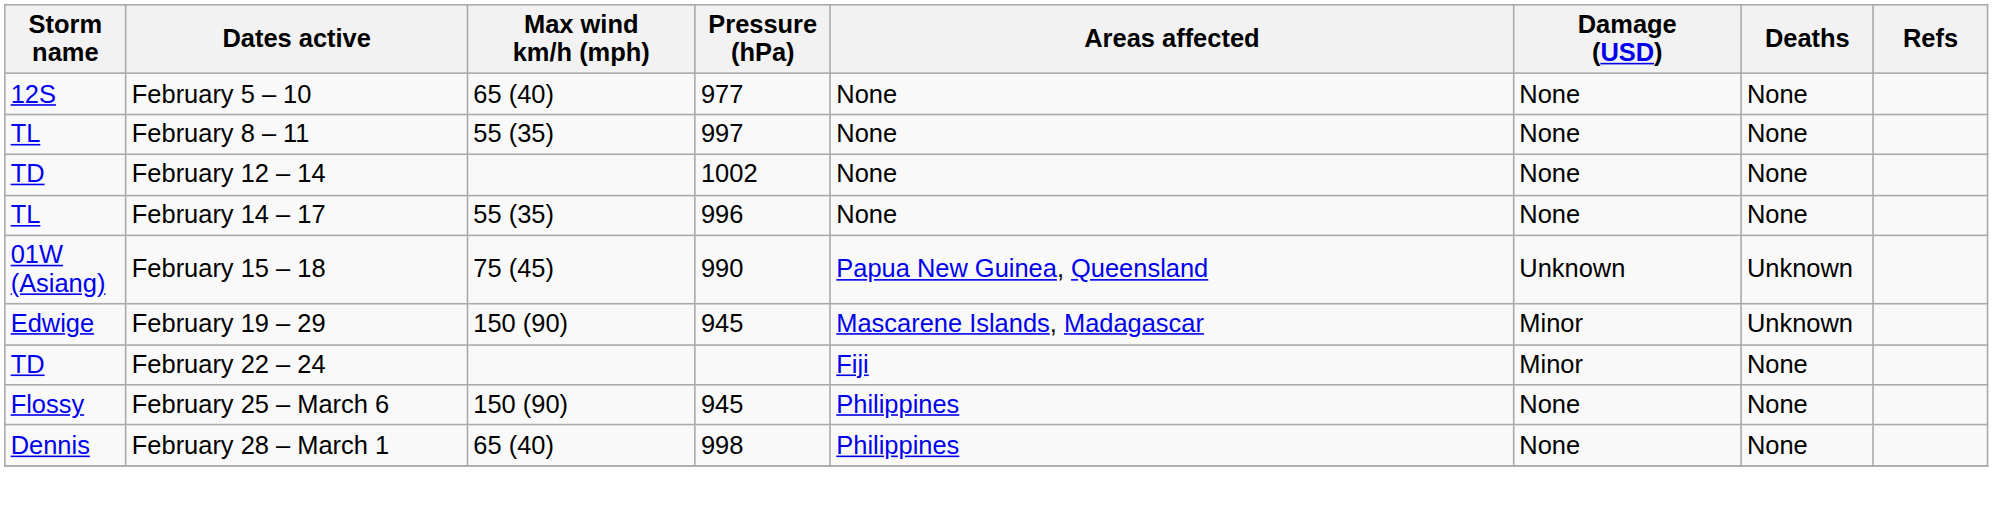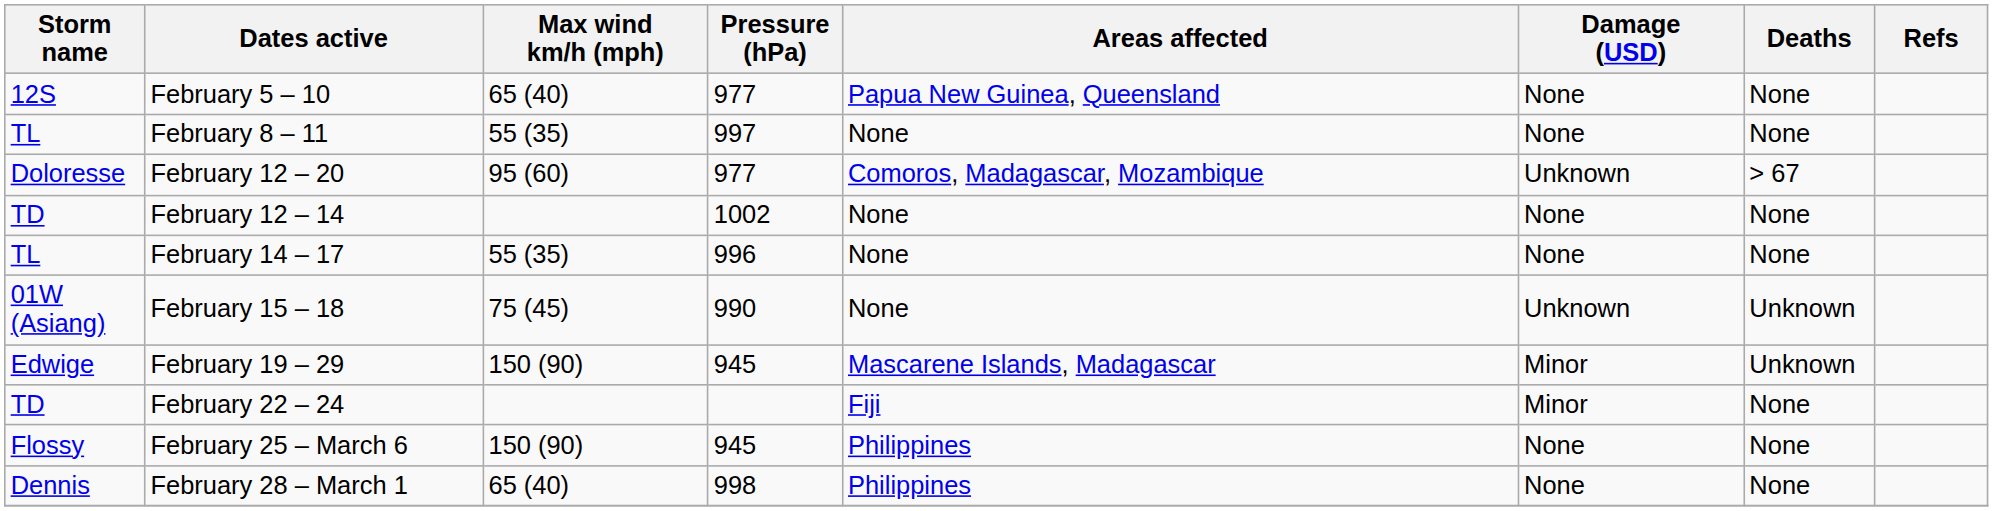(867, 93) None -> (1034, 93) Papua New Guinea, Queensland
+ row: (247, 174)
(1022, 269) Papua New Guinea, Queensland -> (878, 309) None
